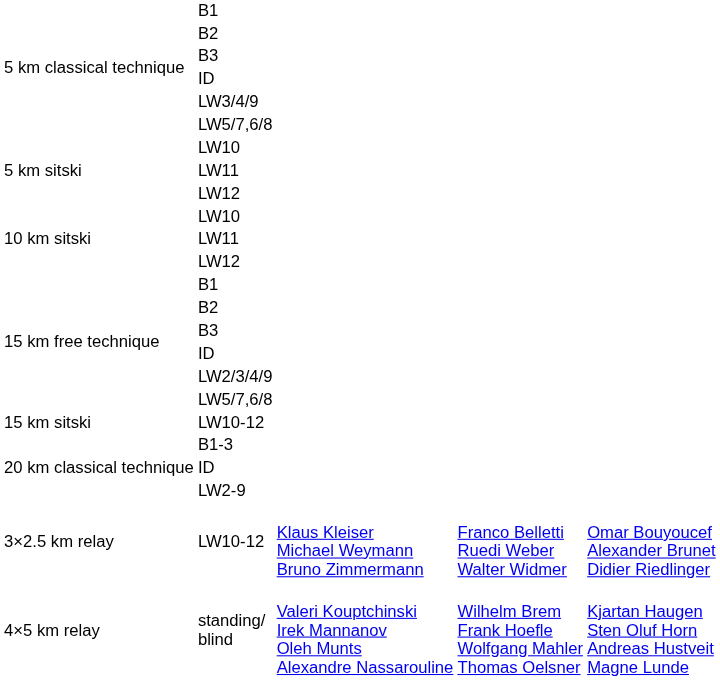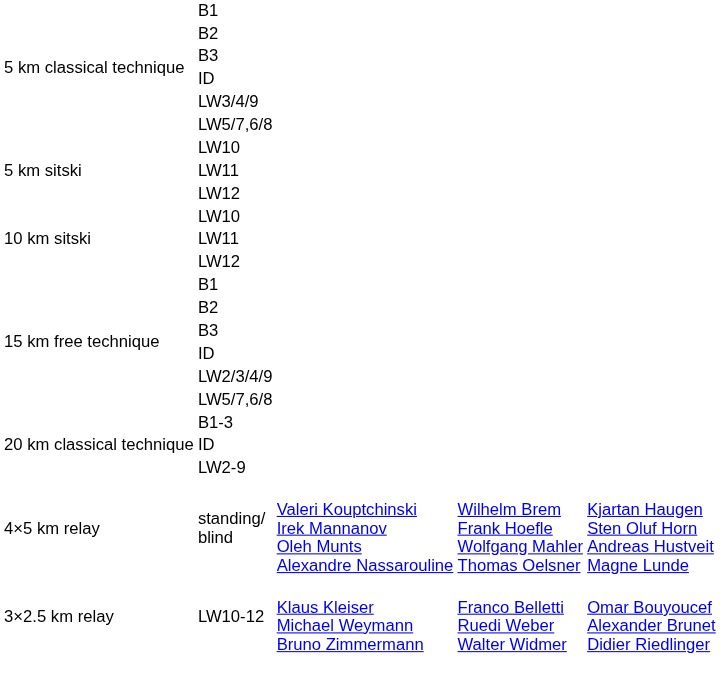- row: (48, 422)
rows swapped: (59, 541) <-> (52, 630)
